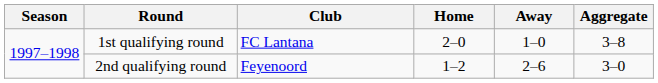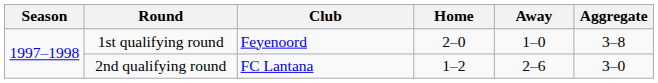(277, 41) FC Lantana -> (274, 41) Feyenoord
(274, 66) Feyenoord -> (277, 66) FC Lantana
